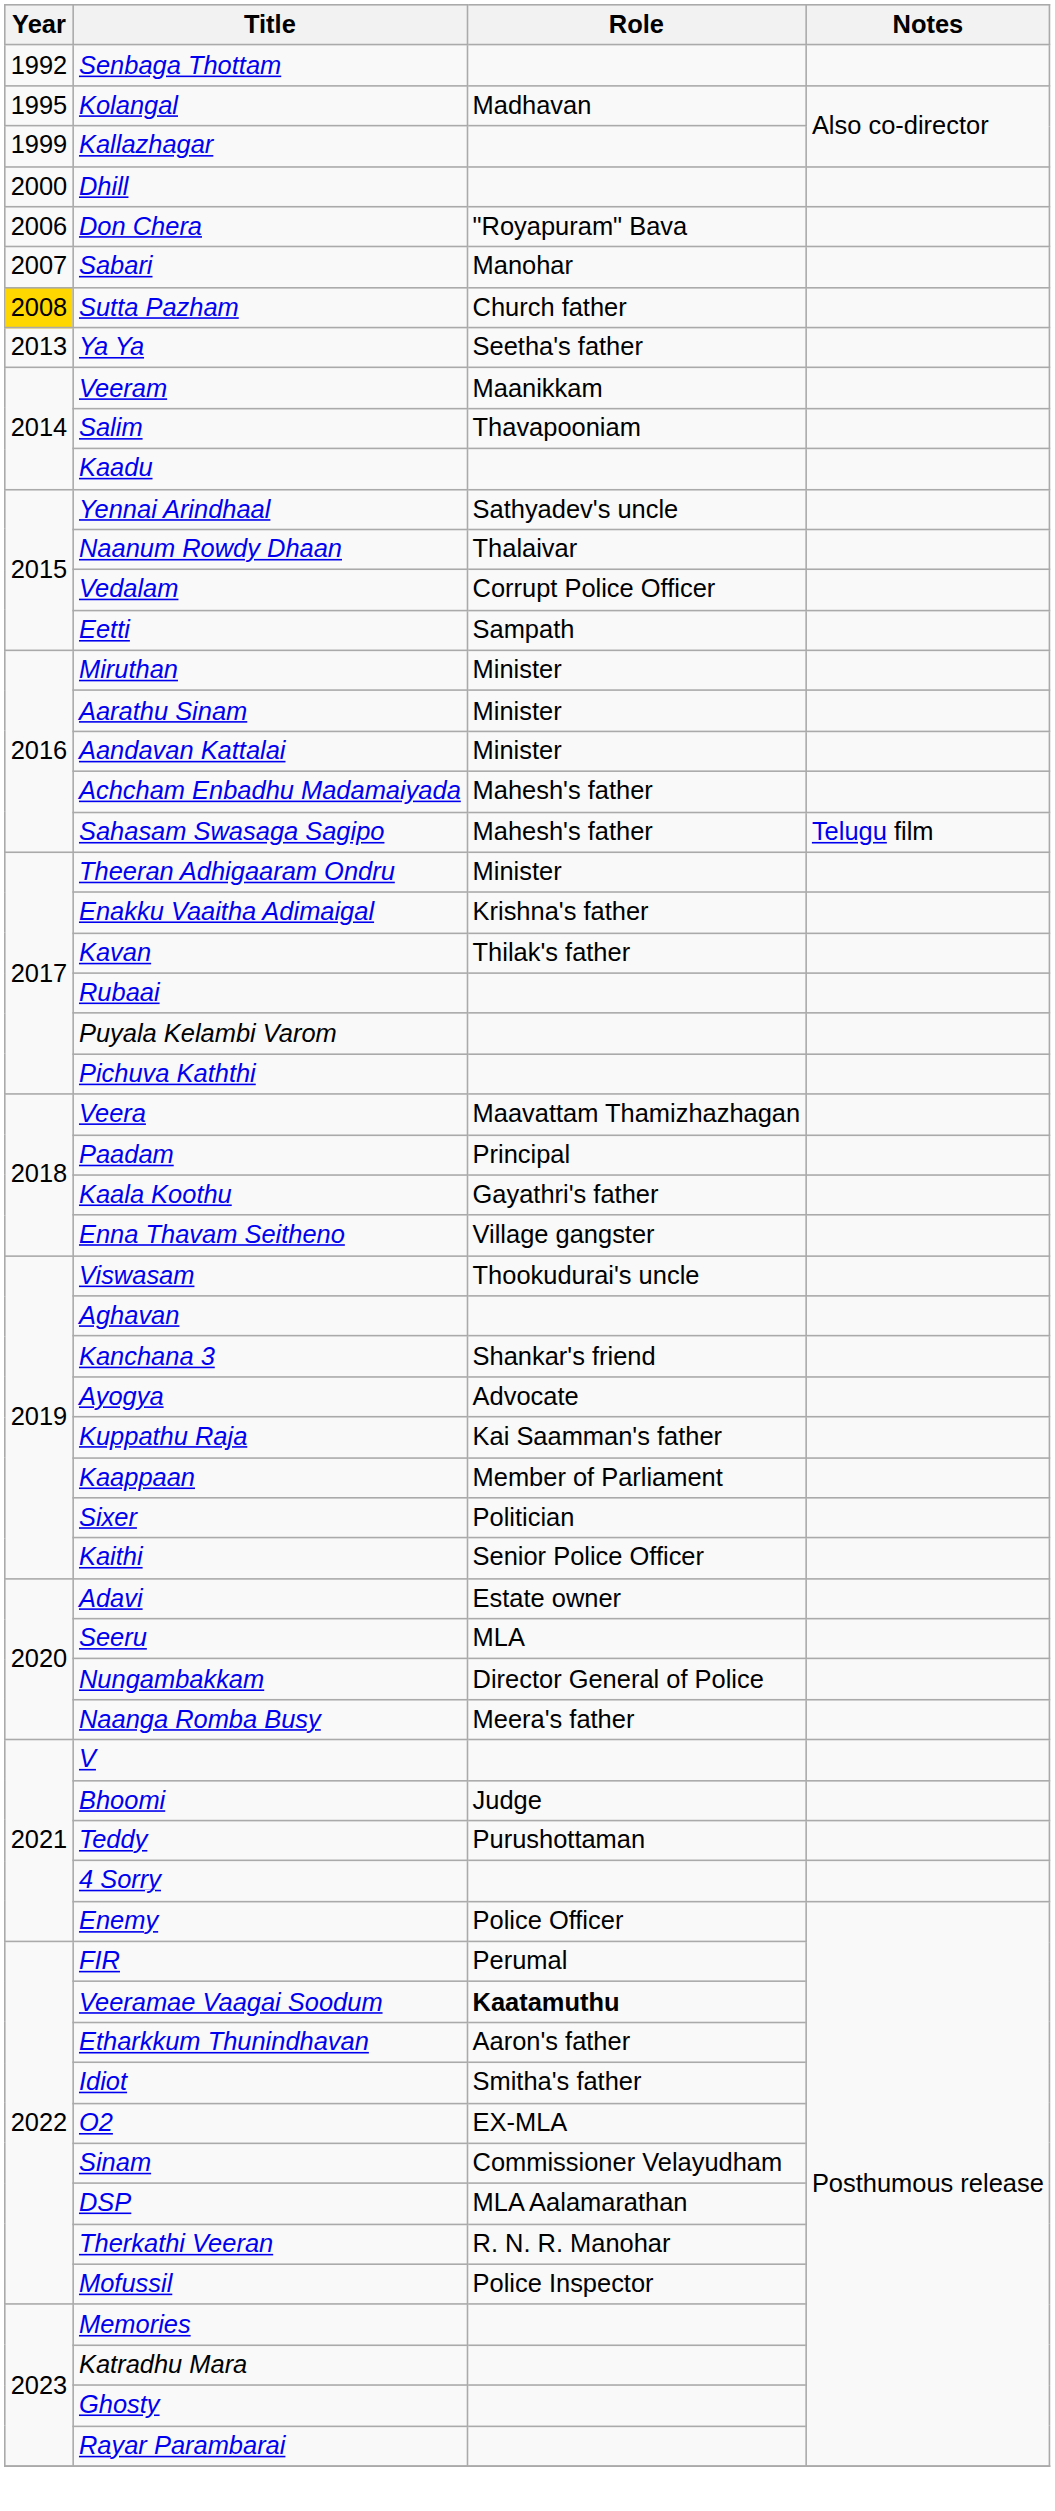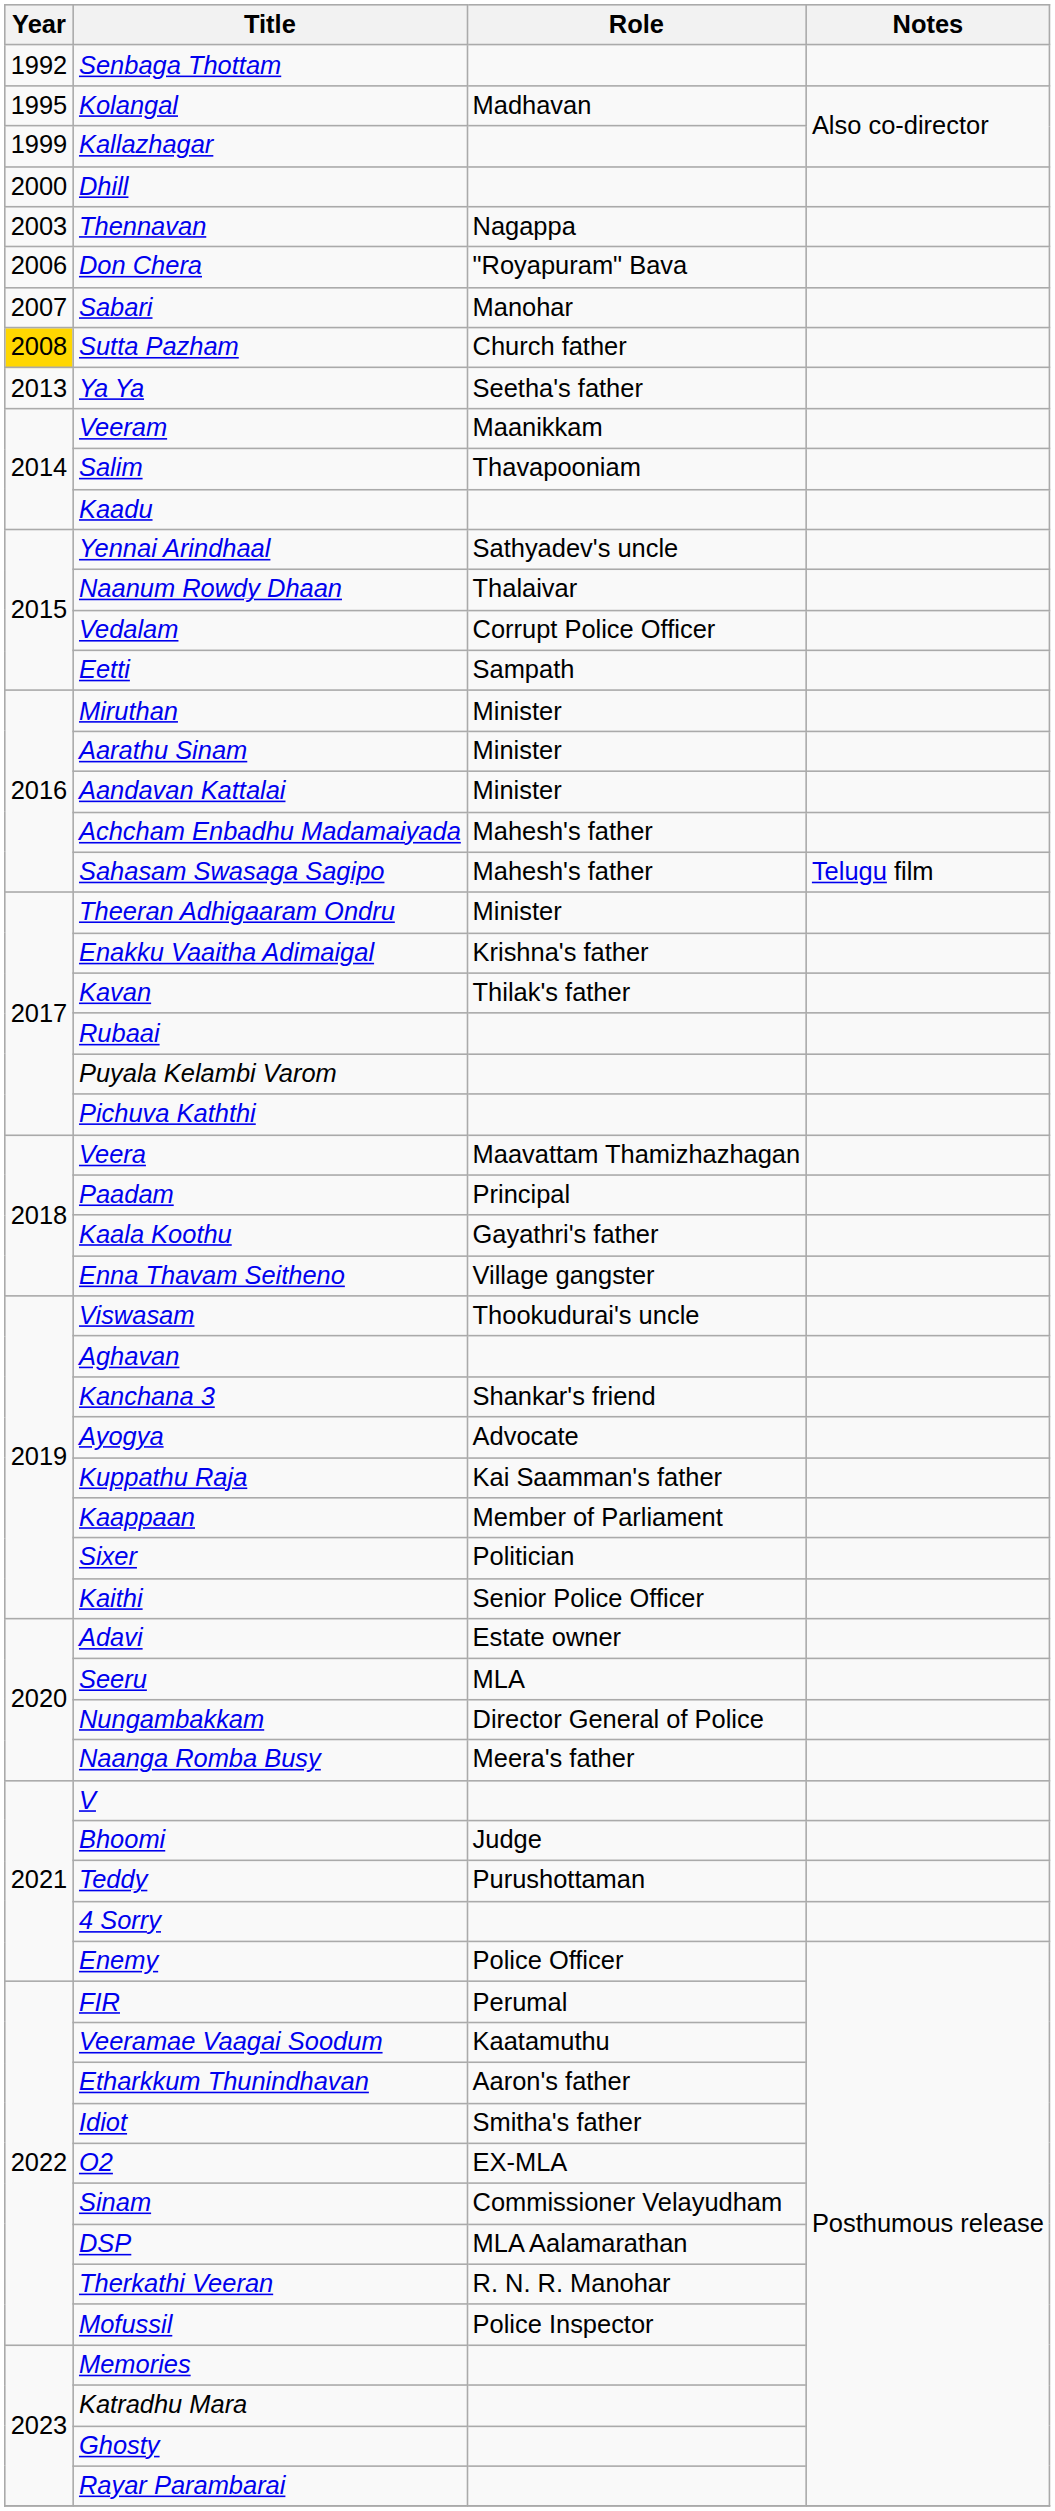+ row: (143, 226)
(546, 2001) bold -> (541, 2041) normal
